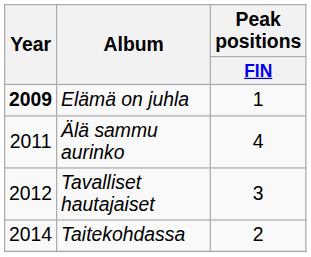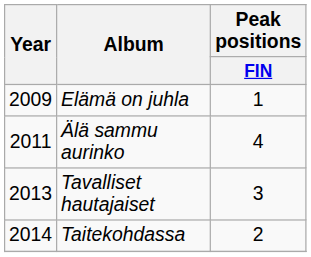(31, 99) bold -> (31, 99) normal
(31, 193) 2012 -> (31, 193) 2013
